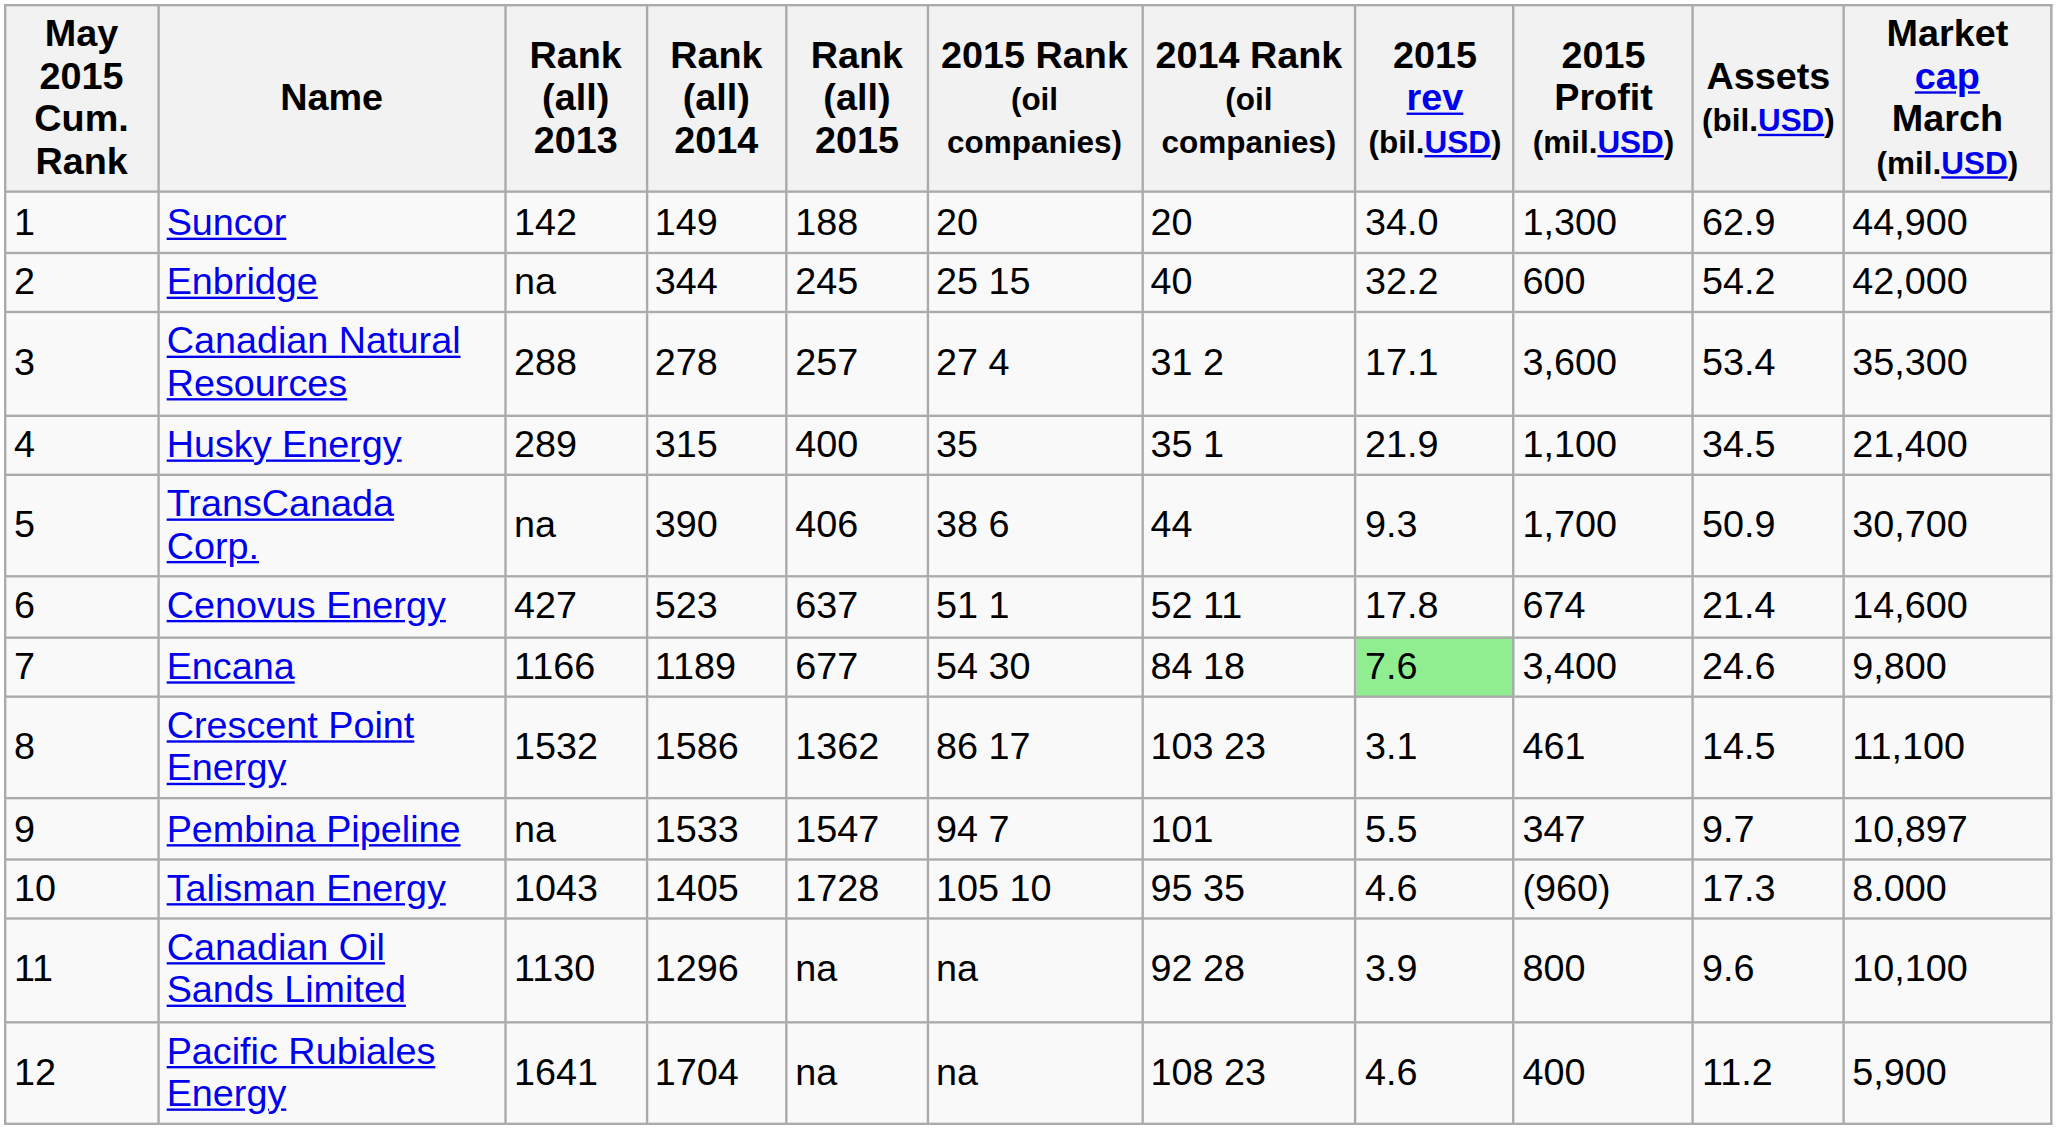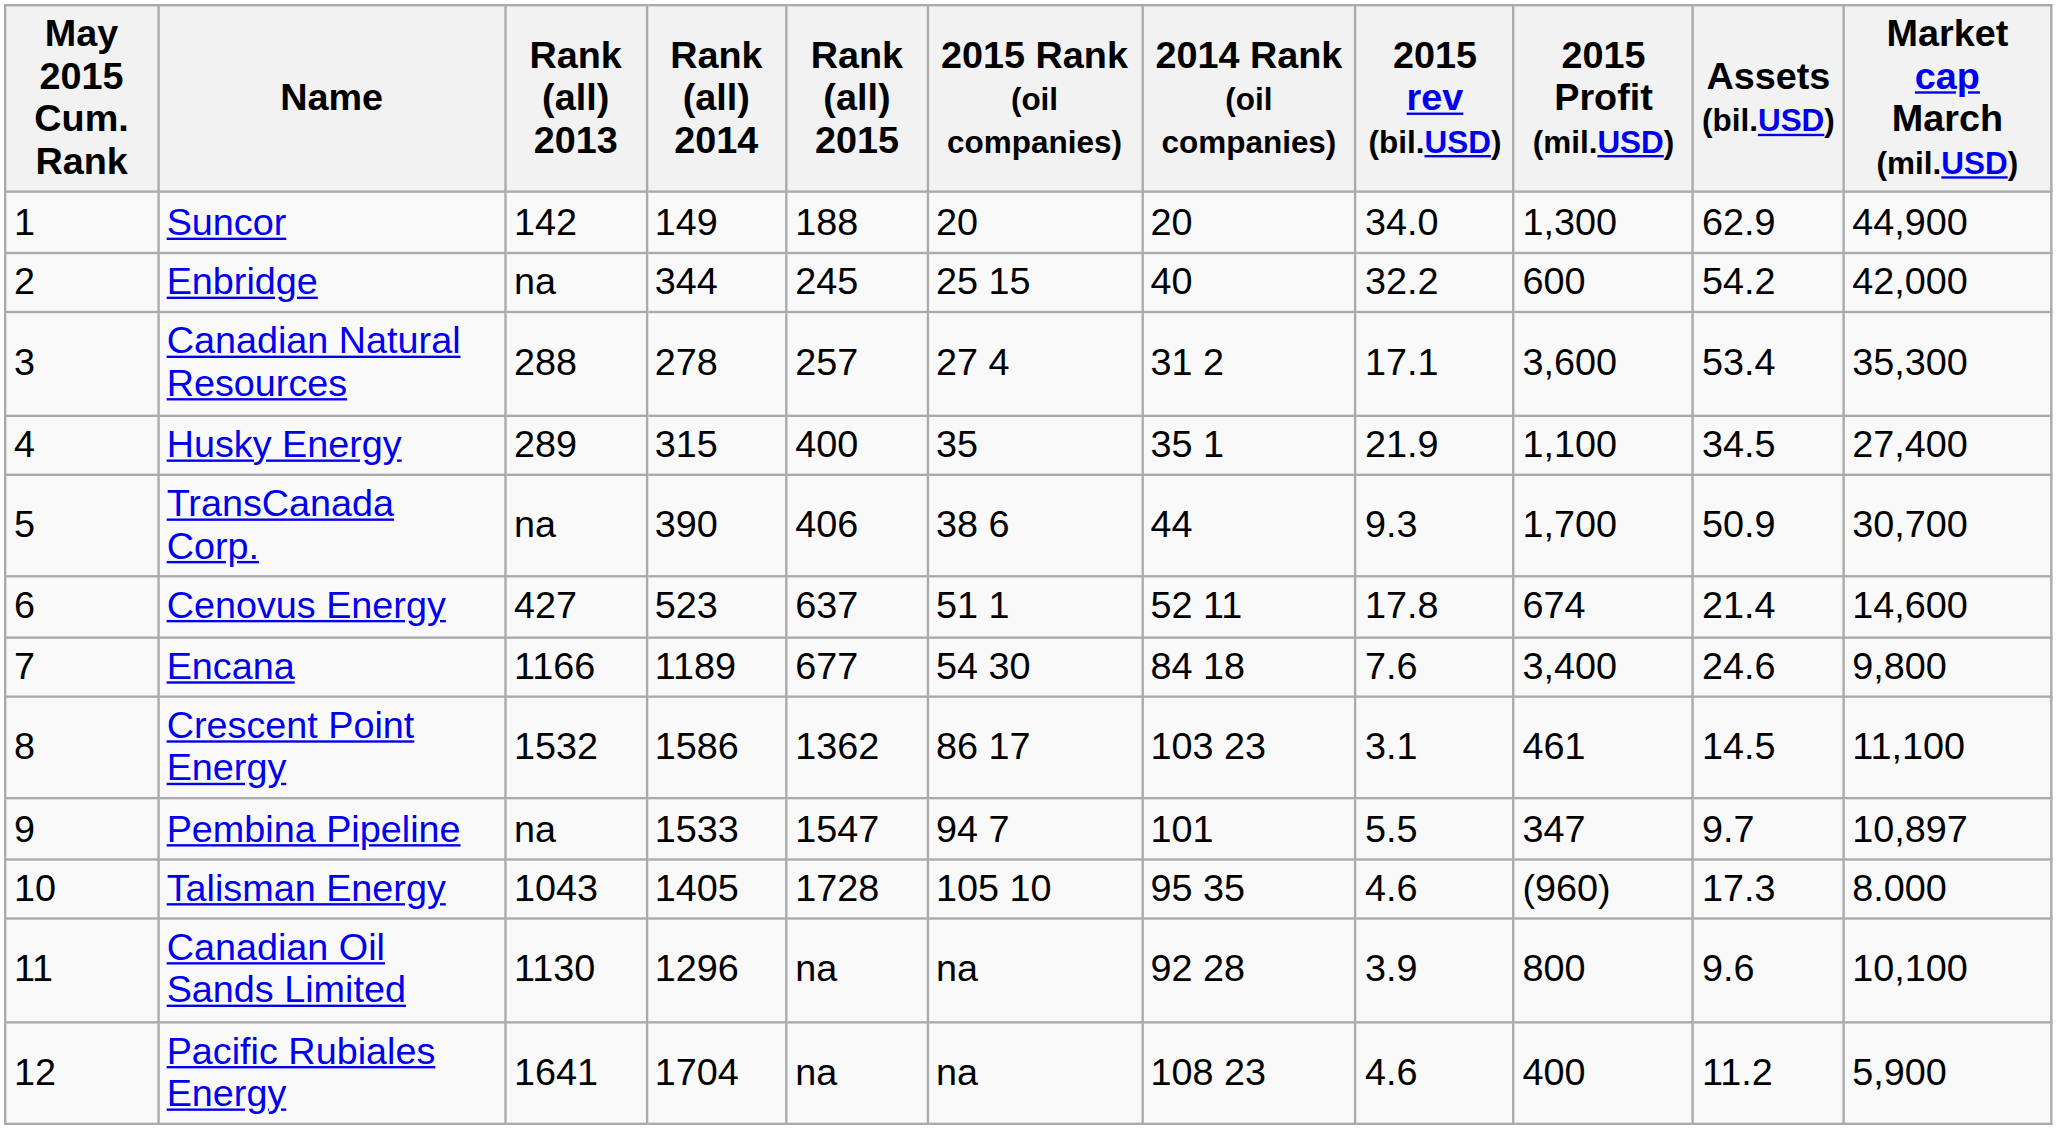(1910, 443) 21,400 -> (1910, 443) 27,400
(1391, 666) lightgreen background -> (1391, 666) no background
